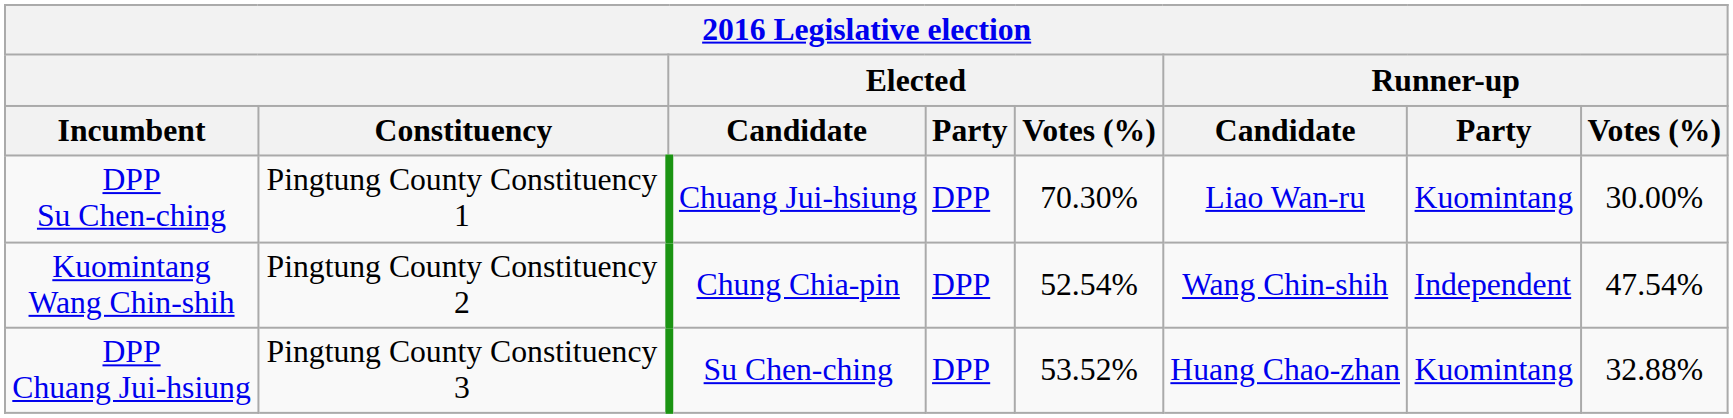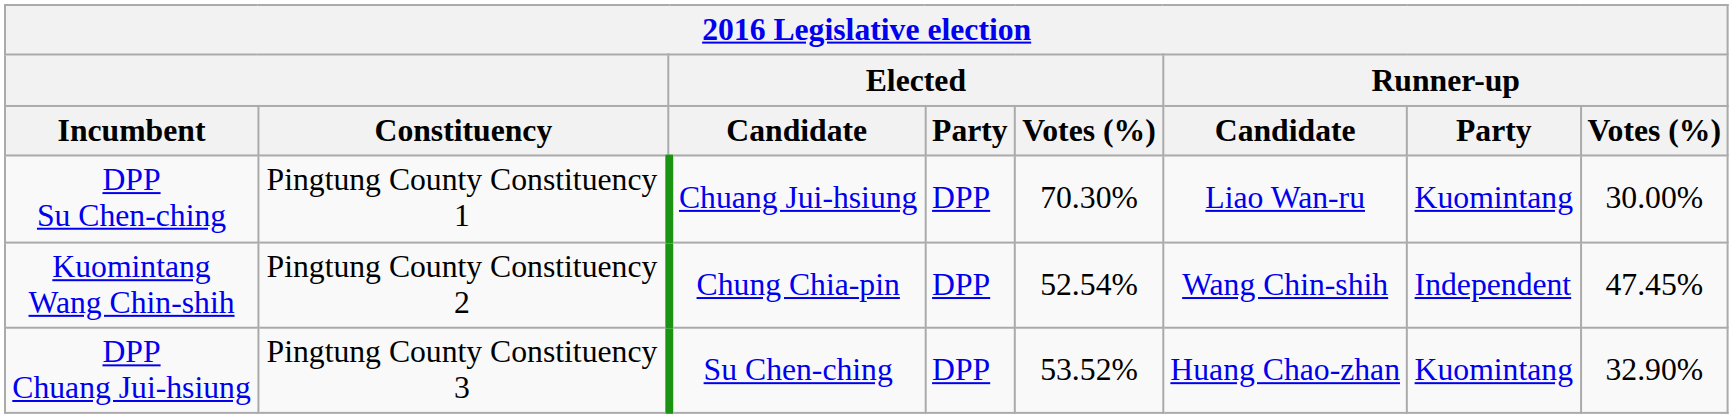(1654, 284) 47.54% -> (1654, 284) 47.45%
(1654, 369) 32.88% -> (1654, 369) 32.90%
